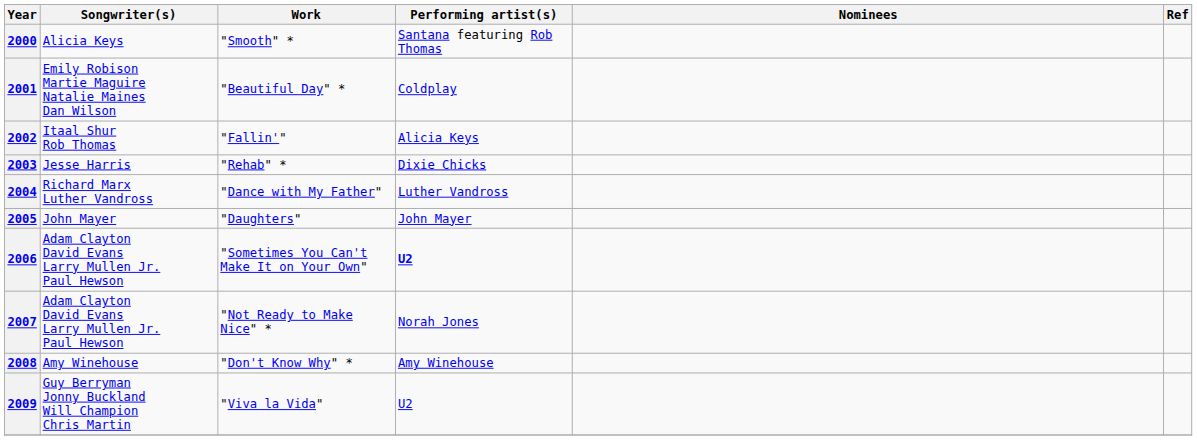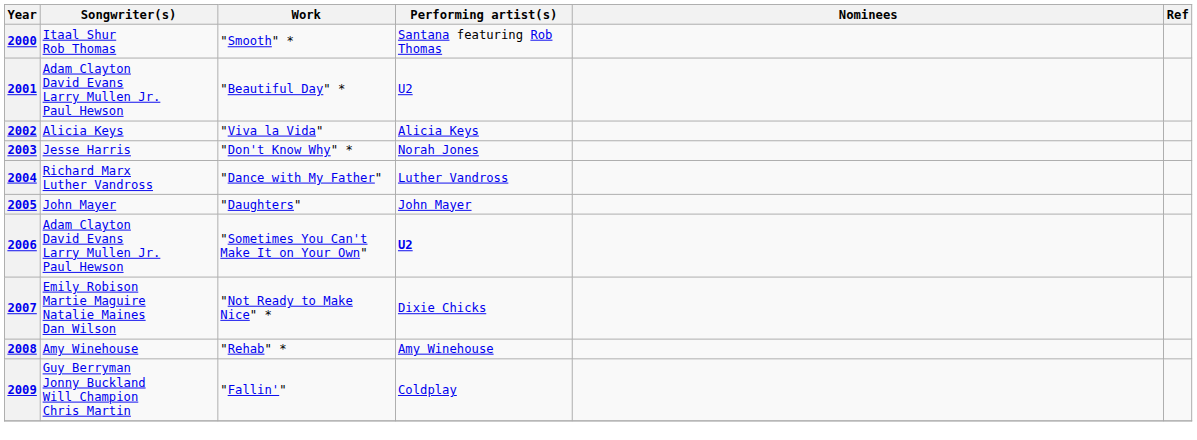(83, 41) Alicia Keys -> (79, 41) Itaal Shur Rob Thomas
(94, 90) Emily Robison Martie Maguire Natalie Maines Dan Wilson -> (101, 90) Adam Clayton David Evans Larry Mullen Jr. Paul Hewson
(427, 90) Coldplay -> (405, 90) U2
(79, 138) Itaal Shur Rob Thomas -> (83, 131) Alicia Keys
(253, 138) "Fallin'" -> (272, 131) "Viva la Vida"
(253, 165) "Rehab" * -> (287, 150) "Don't Know Why" *
(442, 165) Dixie Chicks -> (438, 150) Norah Jones
(101, 322) Adam Clayton David Evans Larry Mullen Jr. Paul Hewson -> (94, 308) Emily Robison Martie Maguire Natalie Maines Dan Wilson
(438, 322) Norah Jones -> (442, 308) Dixie Chicks
(287, 363) "Don't Know Why" * -> (253, 349) "Rehab" *
(272, 404) "Viva la Vida" -> (253, 390) "Fallin'"
(405, 404) U2 -> (427, 390) Coldplay
